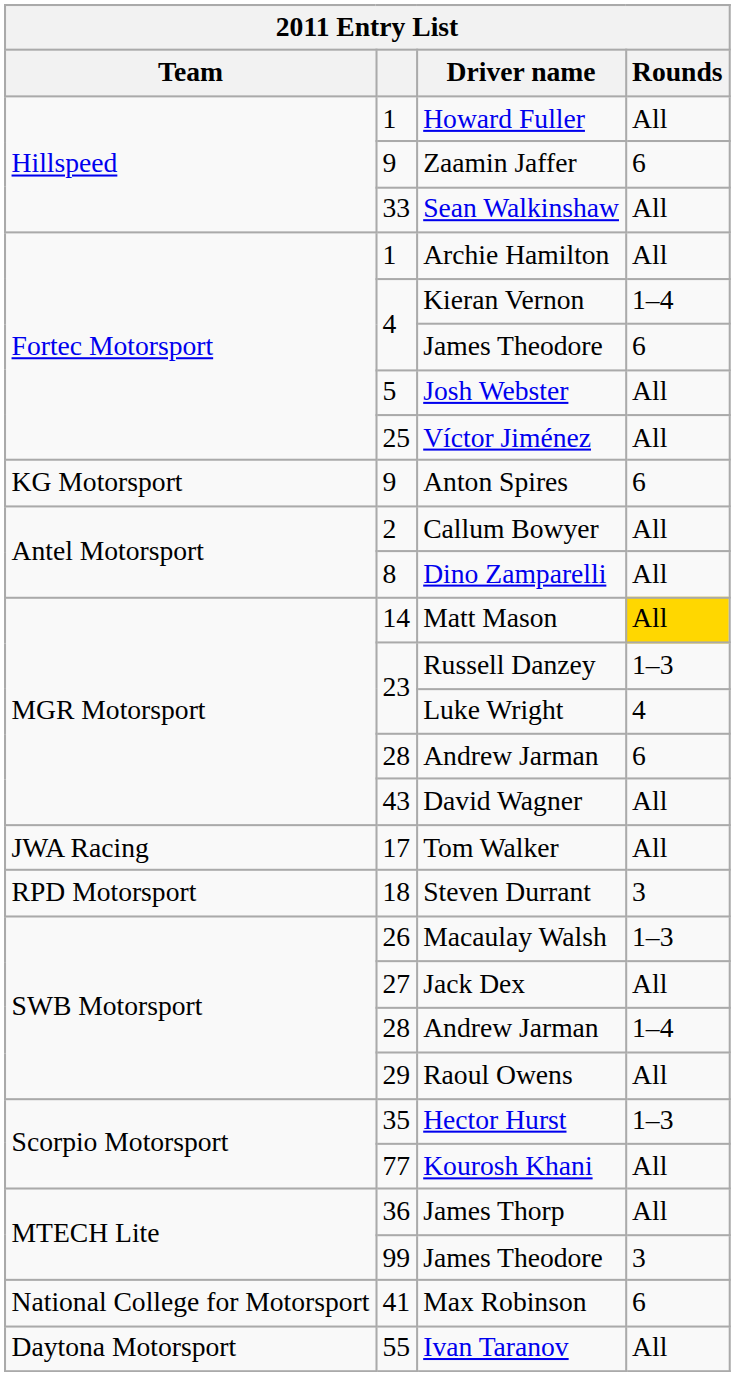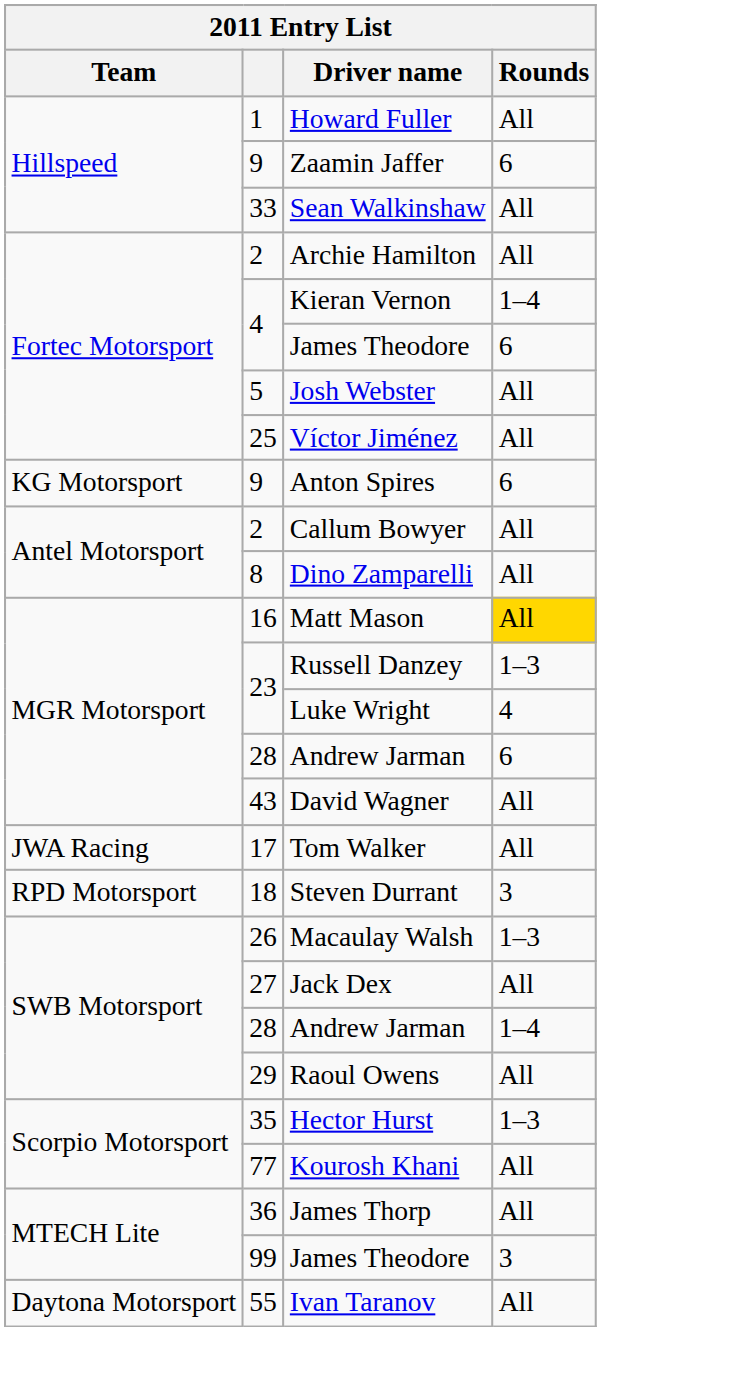(389, 254) 1 -> (256, 254) 2
(396, 618) 14 -> (263, 618) 16
- row: (191, 1302)
